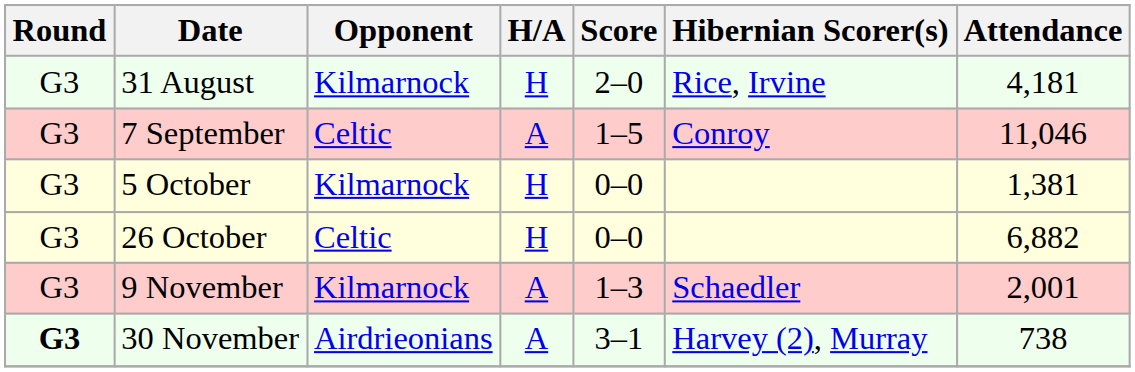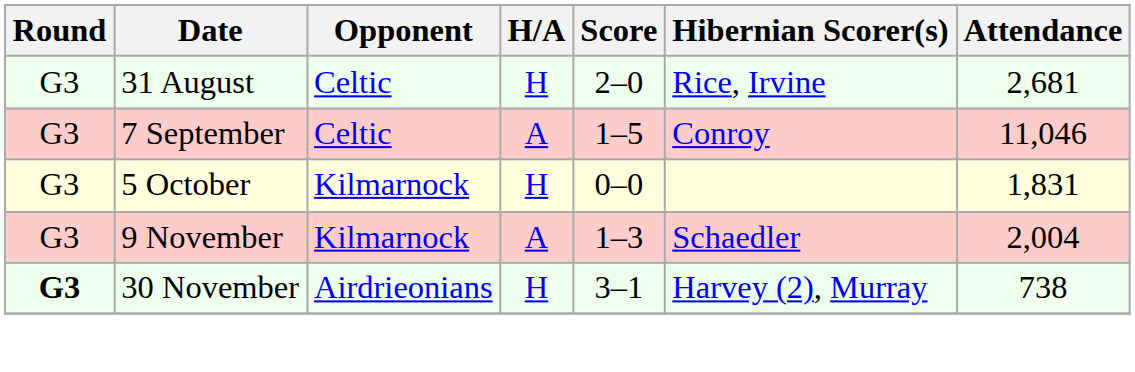(392, 81) Kilmarnock -> (353, 81) Celtic
(1043, 81) 4,181 -> (1043, 81) 2,681
(1043, 184) 1,381 -> (1043, 184) 1,831
- row: (194, 236)
(1043, 287) 2,001 -> (1043, 236) 2,004
(536, 339) A -> (536, 287) H
